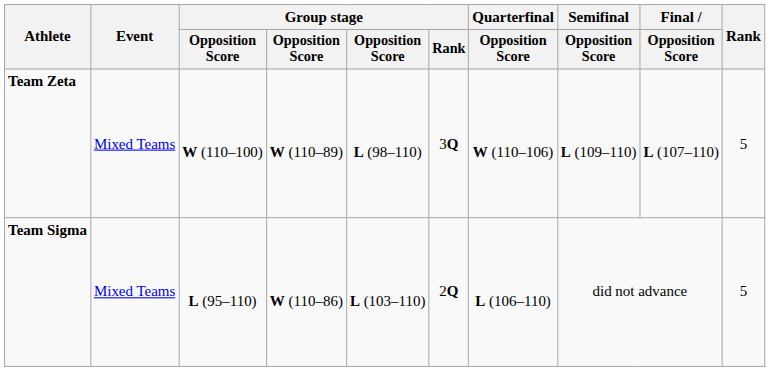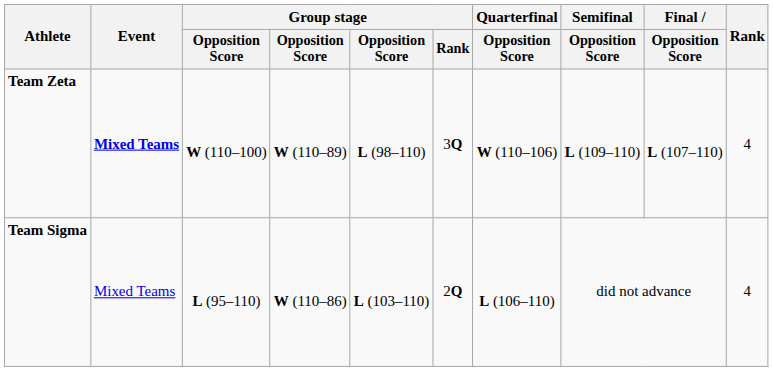(135, 143) normal -> (137, 143) bold
(743, 143) 5 -> (747, 143) 4
(743, 292) 5 -> (747, 292) 4
